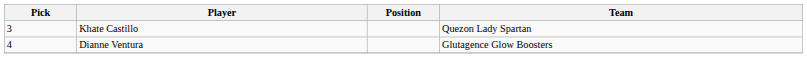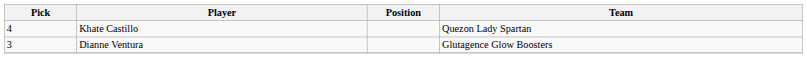(9, 28) 3 -> (9, 28) 4
(9, 45) 4 -> (9, 45) 3
